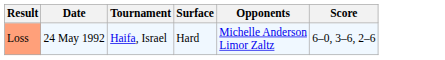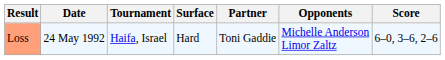+ column: (248, 13)
